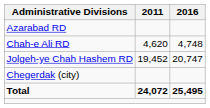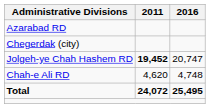rows swapped: (38, 43) <-> (43, 75)
(153, 59) normal -> (153, 59) bold
